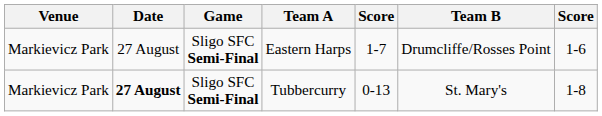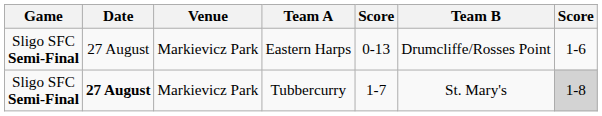columns swapped: (223, 16) <-> (58, 16)
(376, 49) 1-7 -> (376, 49) 0-13
(376, 90) 0-13 -> (376, 90) 1-7
(576, 90) no background -> (576, 90) lightgrey background
